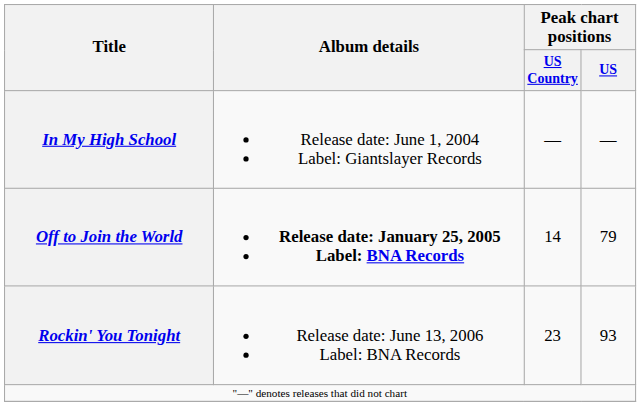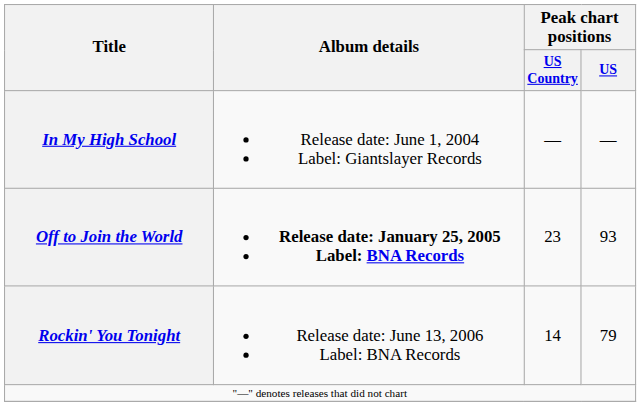(553, 237) 14 -> (553, 237) 23
(608, 237) 79 -> (608, 237) 93
(553, 335) 23 -> (553, 335) 14
(608, 335) 93 -> (608, 335) 79
